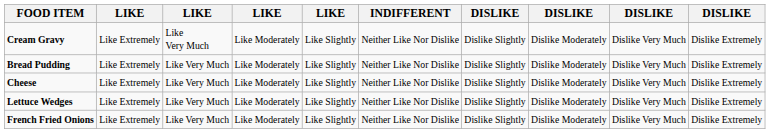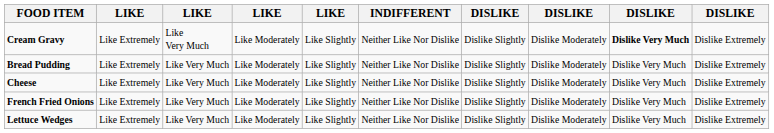(649, 39) normal -> (651, 38) bold
rows swapped: (50, 119) <-> (40, 100)
